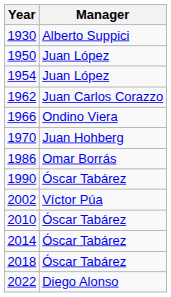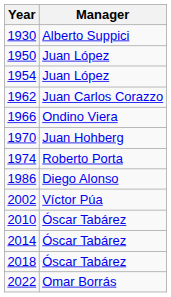+ row: (22, 158)
(79, 158) Omar Borrás -> (80, 179) Diego Alonso
- row: (22, 179)
(80, 281) Diego Alonso -> (79, 281) Omar Borrás
